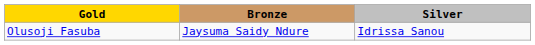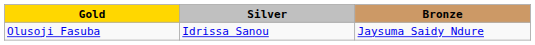columns swapped: (443, 13) <-> (267, 13)
